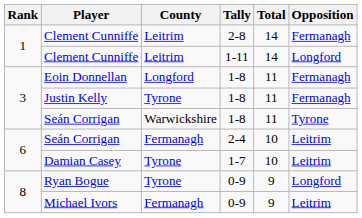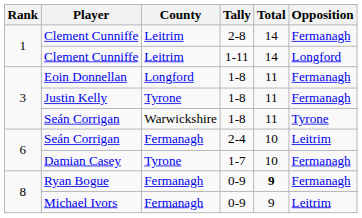(311, 160) Leitrim -> (321, 160) Fermanagh
(163, 181) Tyrone -> (174, 181) Fermanagh
(271, 181) normal -> (271, 181) bold
(316, 181) Longford -> (321, 181) Fermanagh
